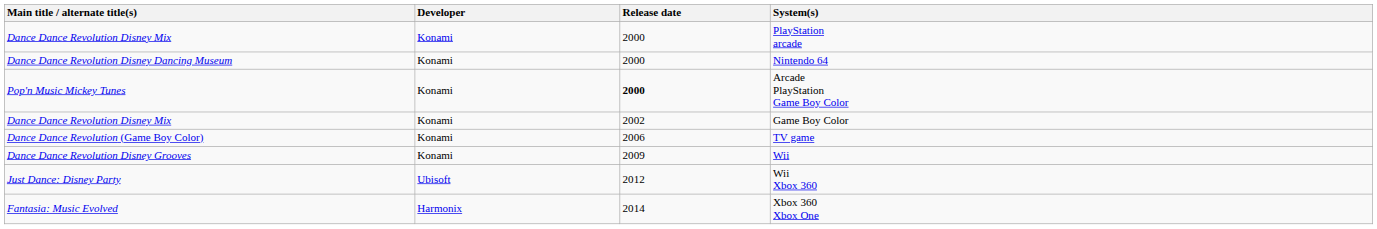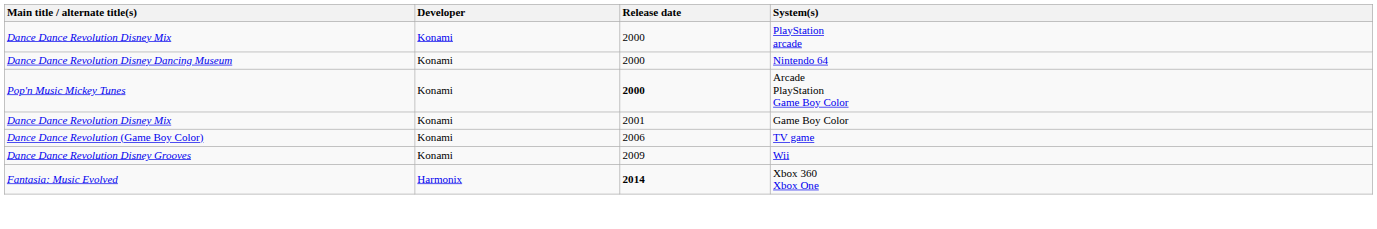(634, 120) 2002 -> (634, 120) 2001
- row: (795, 179)
(634, 209) normal -> (634, 179) bold
